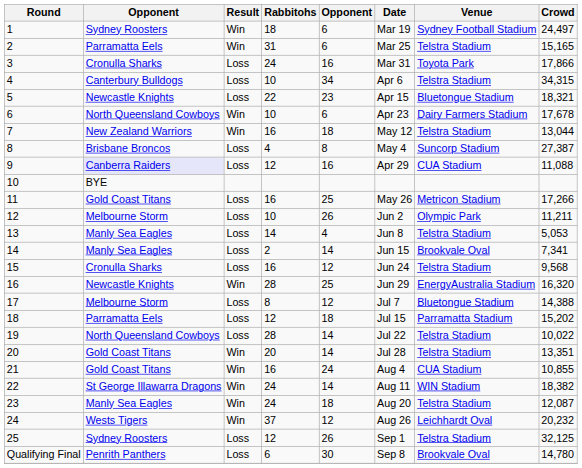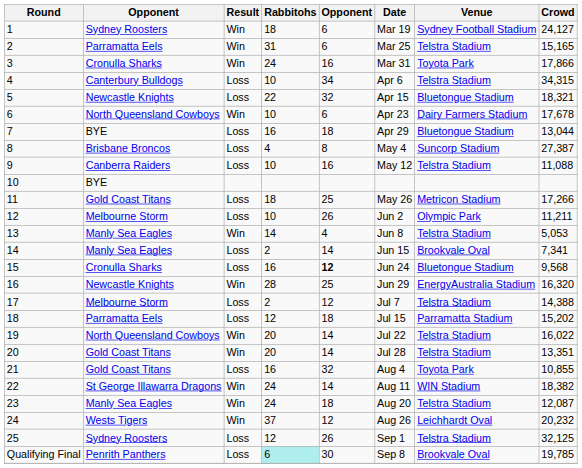(558, 30) 24,497 -> (558, 30) 24,127
(238, 64) Loss -> (236, 64) Win
(327, 98) 23 -> (327, 98) 32
(139, 132) New Zealand Warriors -> (96, 132) BYE
(236, 132) Win -> (238, 132) Loss
(395, 132) May 12 -> (393, 132) Apr 29
(454, 132) Telstra Stadium -> (465, 132) Bluetongue Stadium
(128, 166) lavender background -> (128, 166) no background
(270, 166) 12 -> (270, 166) 10
(393, 166) Apr 29 -> (395, 166) May 12
(449, 166) CUA Stadium -> (454, 166) Telstra Stadium
(270, 200) 16 -> (270, 200) 18
(238, 234) Loss -> (236, 234) Win
(327, 268) normal -> (327, 268) bold
(454, 268) Telstra Stadium -> (465, 268) Bluetongue Stadium
(267, 302) 8 -> (267, 302) 2
(465, 302) Bluetongue Stadium -> (454, 302) Telstra Stadium
(238, 336) Loss -> (236, 336) Win
(270, 336) 28 -> (270, 336) 20
(558, 336) 10,022 -> (558, 336) 16,022
(236, 370) Win -> (238, 370) Loss
(327, 370) 24 -> (327, 370) 32
(449, 370) CUA Stadium -> (445, 370) Toyota Park
(267, 455) no background -> (267, 455) paleturquoise background
(558, 455) 14,780 -> (558, 455) 19,785
